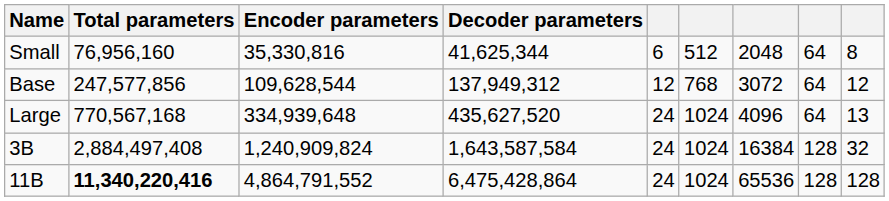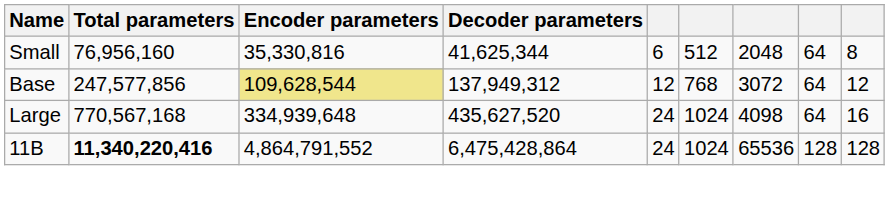(300, 84) no background -> (300, 84) khaki background
(761, 116) 4096 -> (761, 116) 4098
(858, 116) 13 -> (858, 116) 16
- row: (22, 148)
